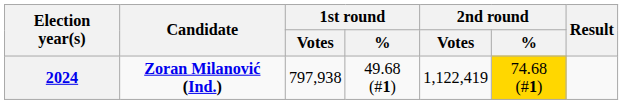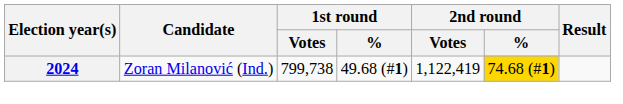(202, 77) bold -> (199, 68) normal
(315, 77) 797,938 -> (307, 68) 799,738
